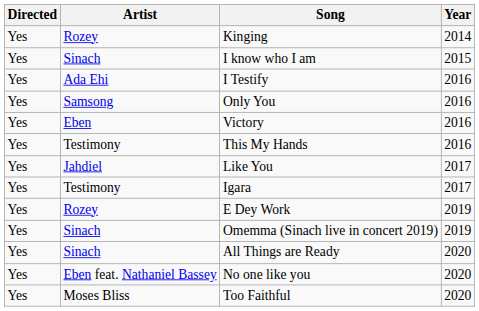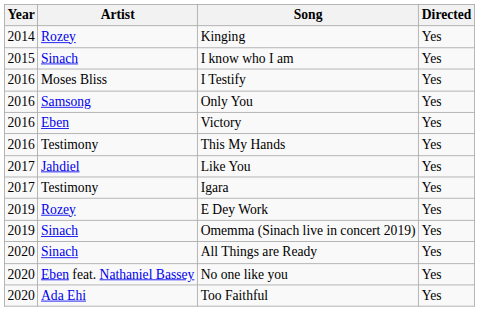columns swapped: (458, 15) <-> (32, 15)
(86, 79) Ada Ehi -> (74, 79) Moses Bliss
(96, 295) Moses Bliss -> (64, 295) Ada Ehi
